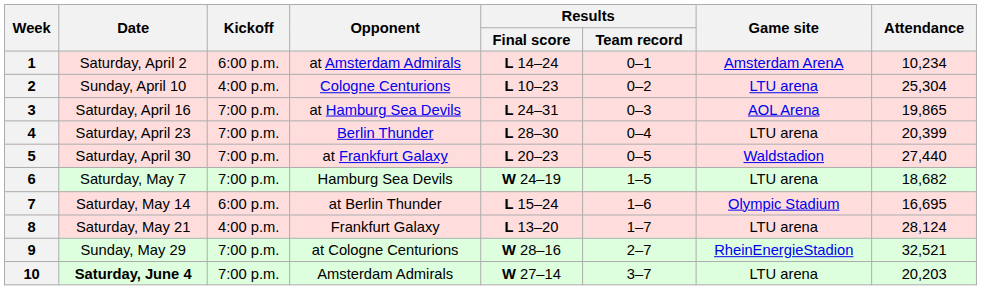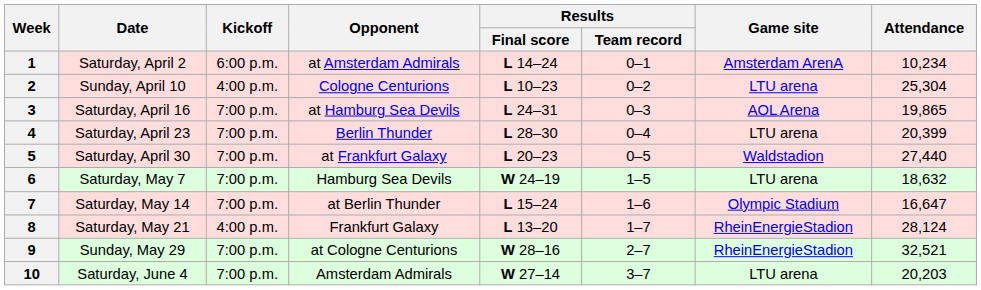(924, 180) 18,682 -> (924, 180) 18,632
(249, 203) 6:00 p.m. -> (247, 203) 7:00 p.m.
(924, 203) 16,695 -> (924, 203) 16,647
(784, 226) LTU arena -> (783, 226) RheinEnergieStadion
(133, 273) bold -> (132, 273) normal
